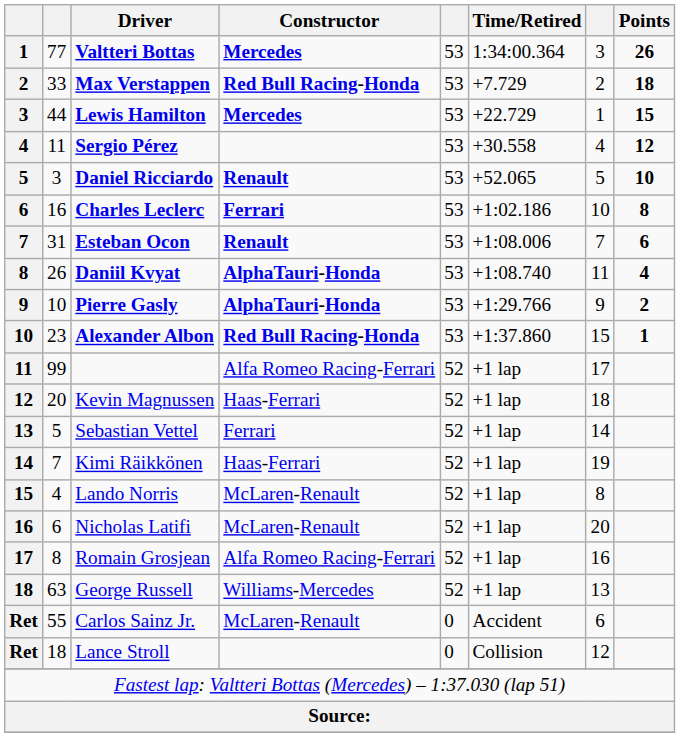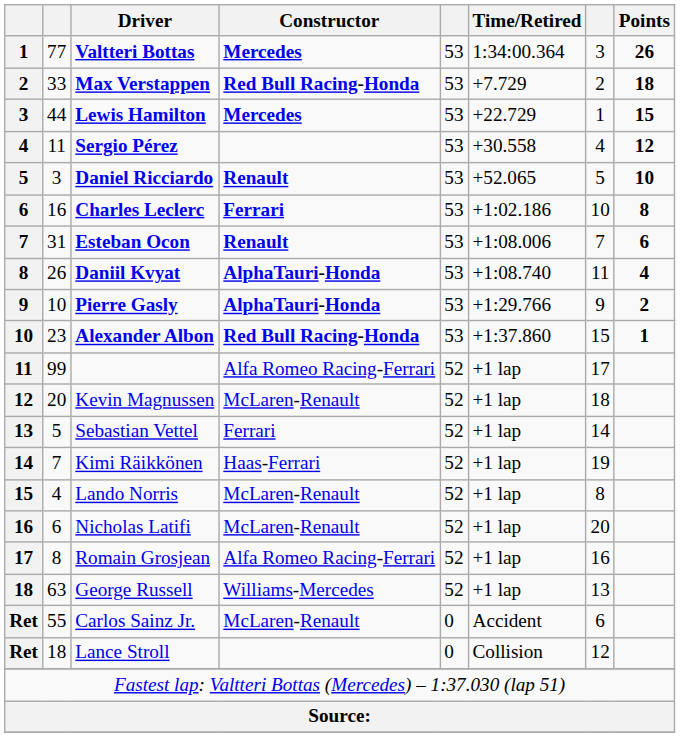(272, 399) Haas-Ferrari -> (291, 399) McLaren-Renault
